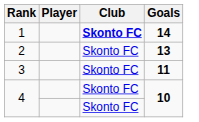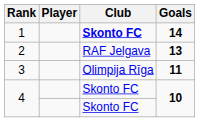(110, 51) Skonto FC -> (116, 51) RAF Jelgava
(110, 70) Skonto FC -> (118, 70) Olimpija Rīga
